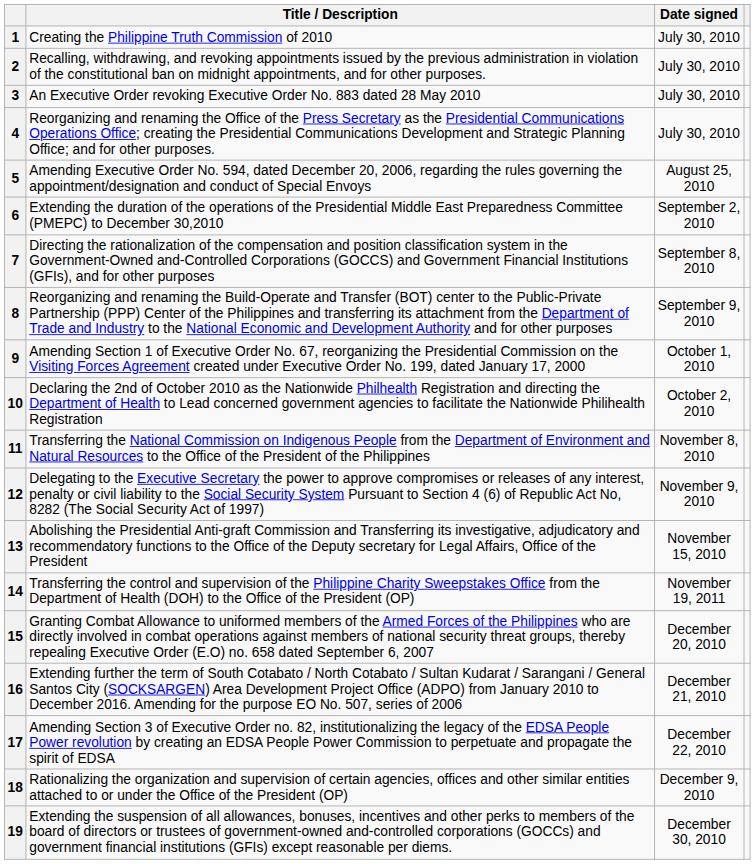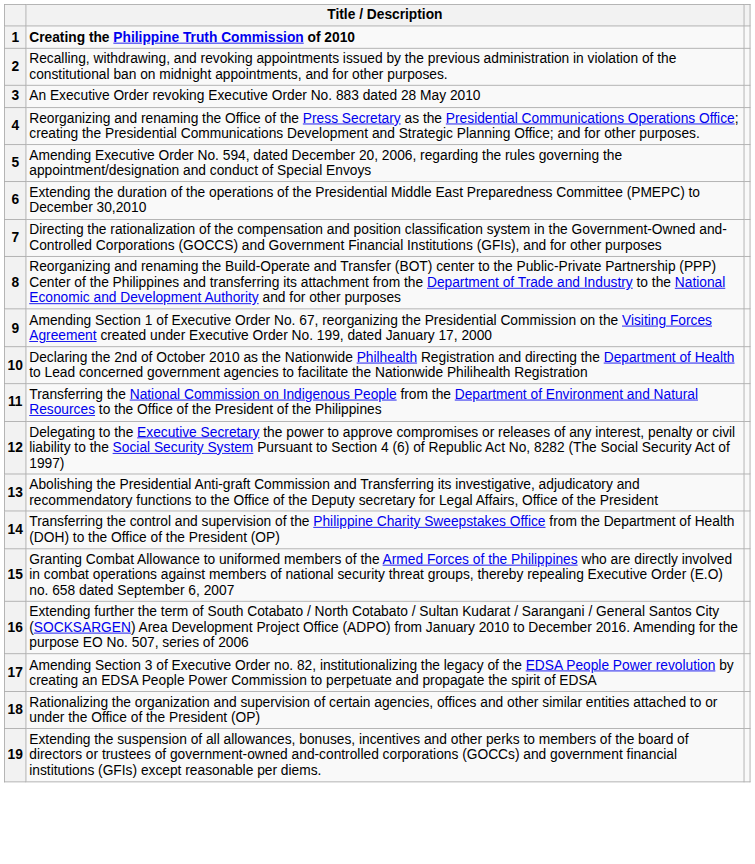- column: (699, 15)
(181, 37) normal -> (192, 37) bold
